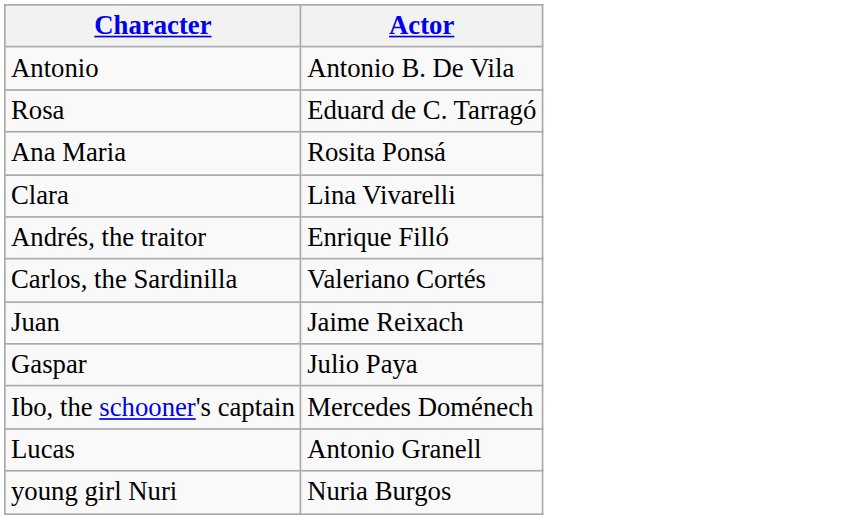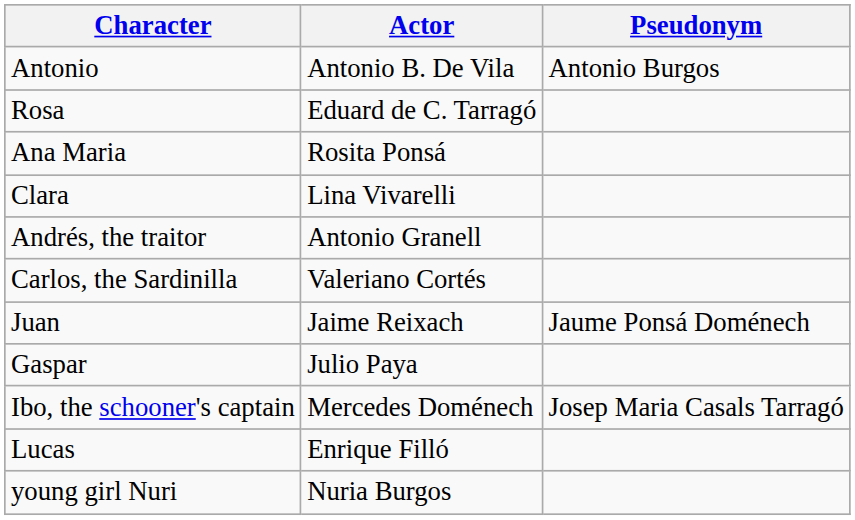+ column: (696, 25)
(378, 237) Enrique Filló -> (394, 237) Antonio Granell
(394, 449) Antonio Granell -> (378, 449) Enrique Filló
